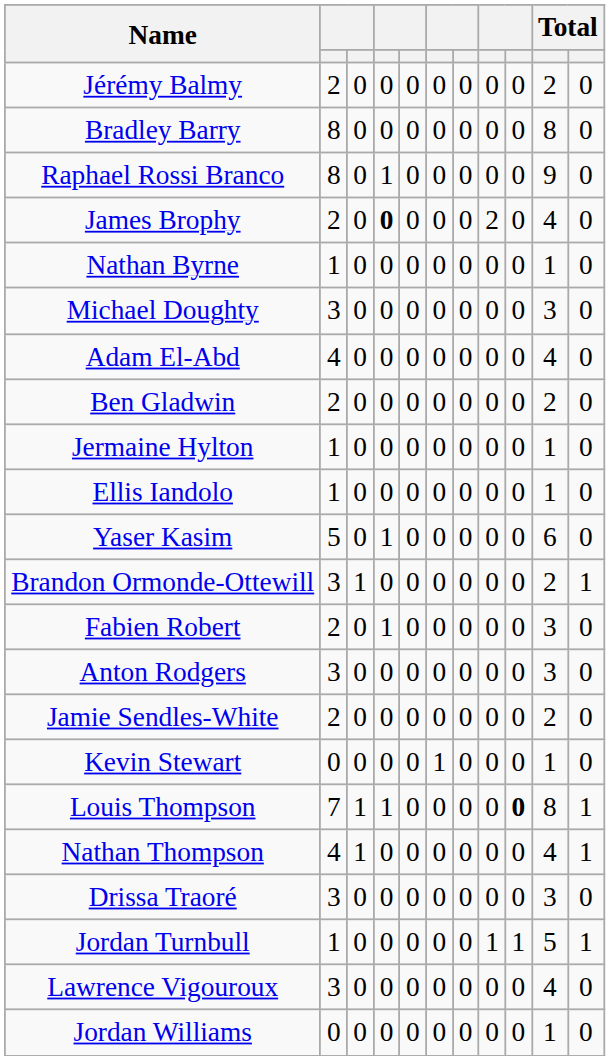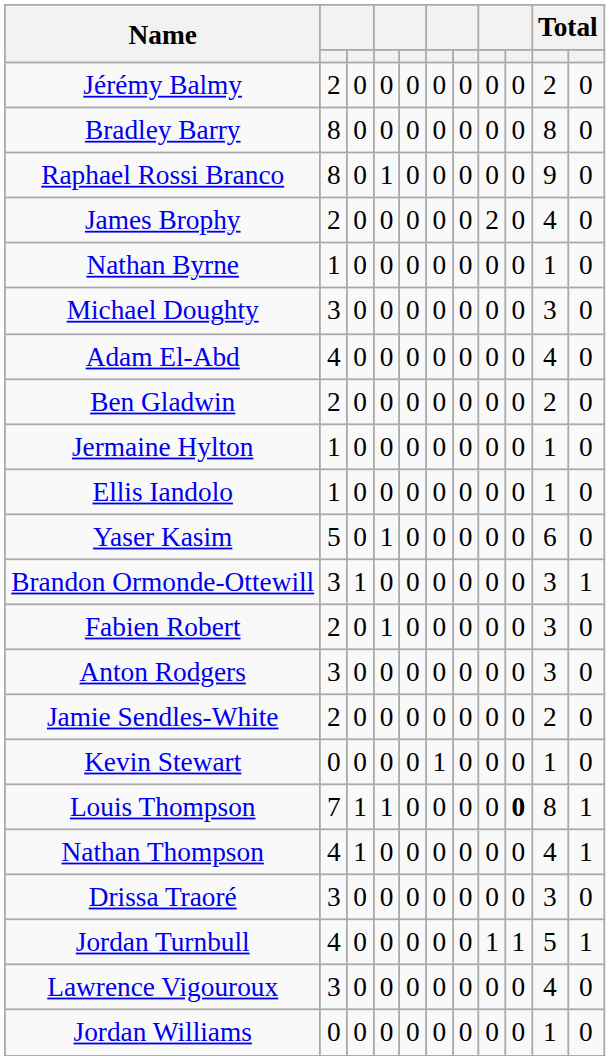(386, 220) bold -> (386, 220) normal
(550, 581) 2 -> (550, 581) 3
(334, 942) 1 -> (334, 942) 4
